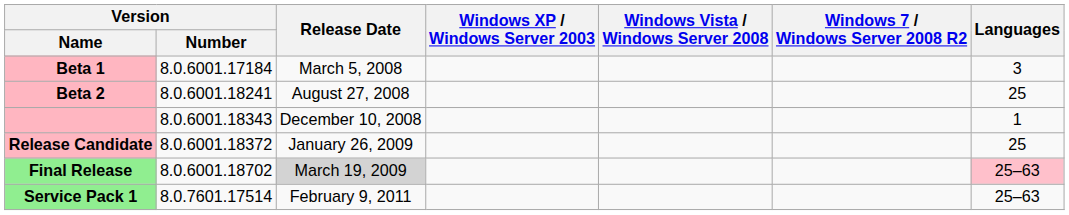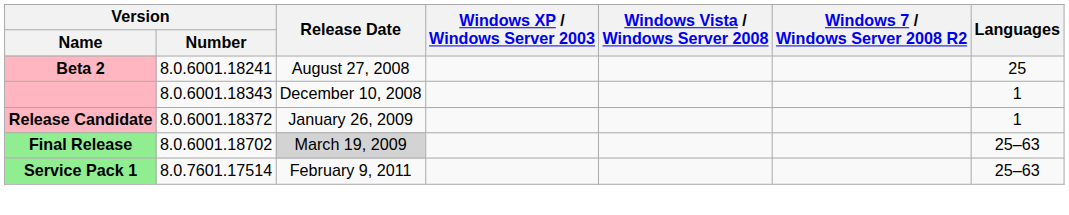- row: (81, 68)
(1017, 145) 25 -> (1017, 119) 1
(1017, 171) pink background -> (1017, 145) no background
